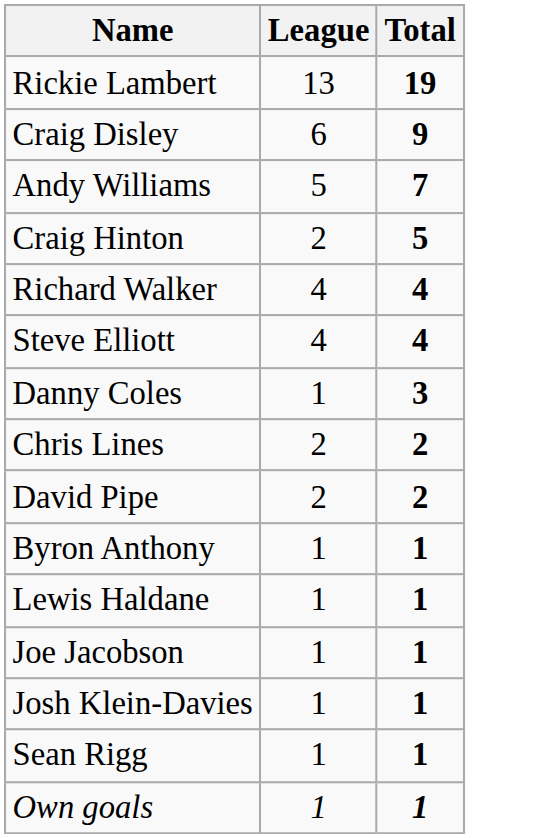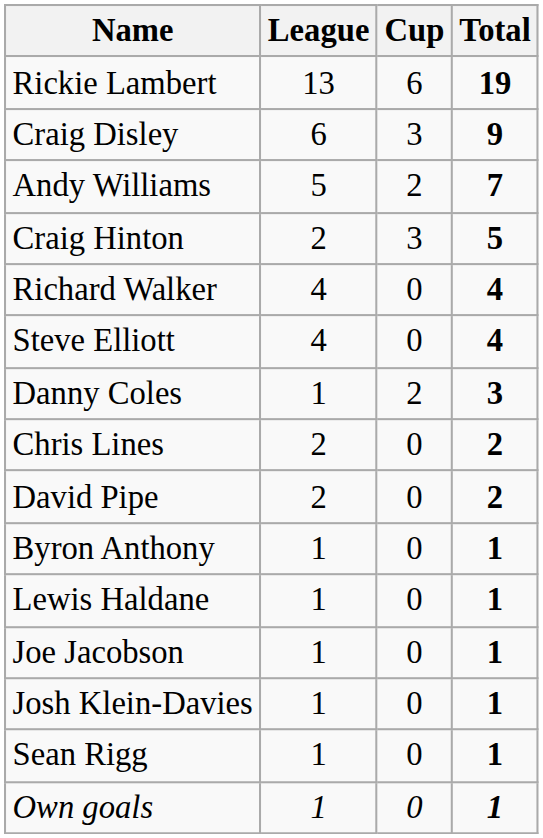+ column: (414, 30)
